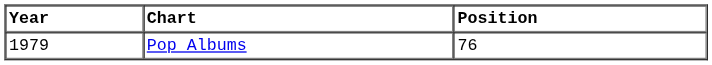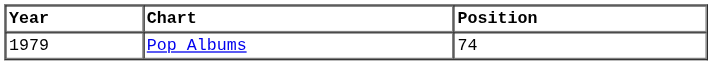(467, 46) 76 -> (467, 46) 74
